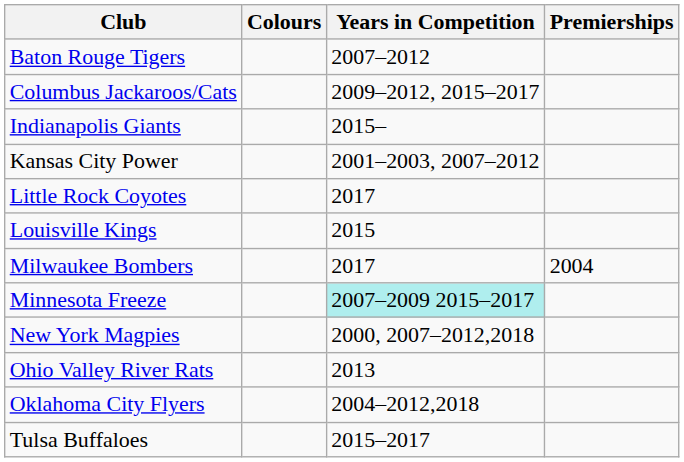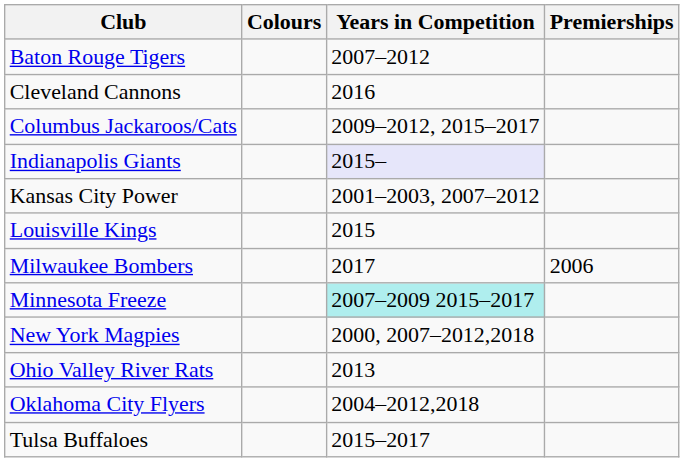+ row: (95, 91)
(359, 126) no background -> (359, 160) lavender background
- row: (98, 195)
(572, 265) 2004 -> (572, 265) 2006
